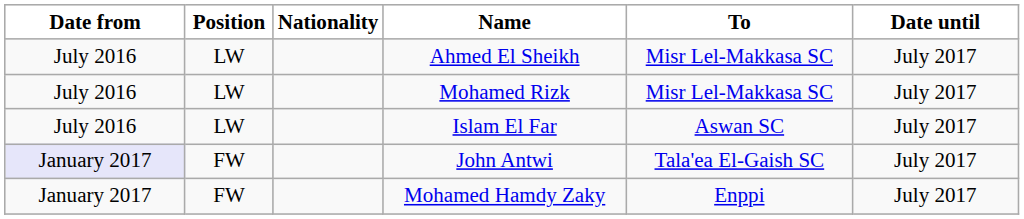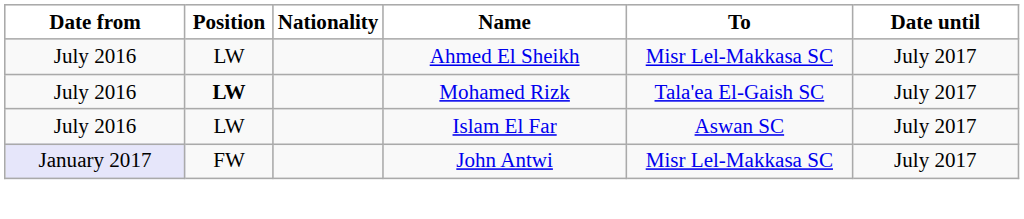(229, 91) normal -> (229, 91) bold
(739, 91) Misr Lel-Makkasa SC -> (739, 91) Tala'ea El-Gaish SC
(739, 160) Tala'ea El-Gaish SC -> (739, 160) Misr Lel-Makkasa SC
- row: (505, 195)
